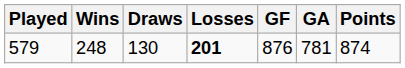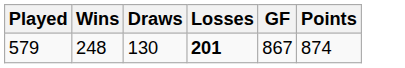- column: (316, 18)
(277, 47) 876 -> (277, 47) 867
